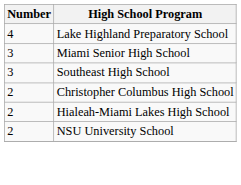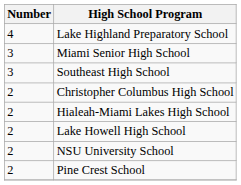+ row: (121, 131)
+ row: (101, 170)
